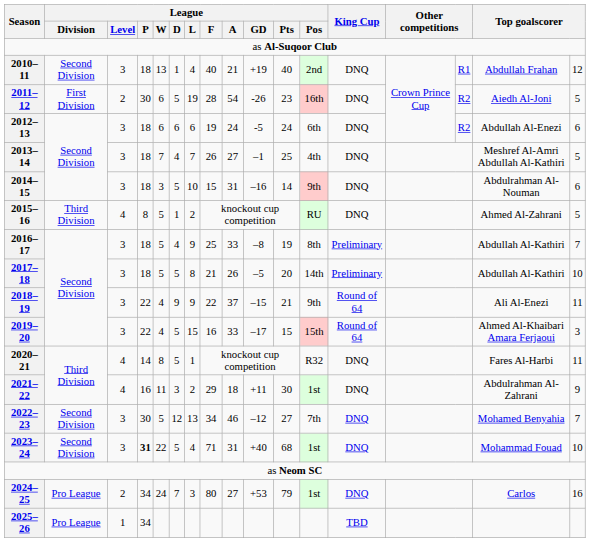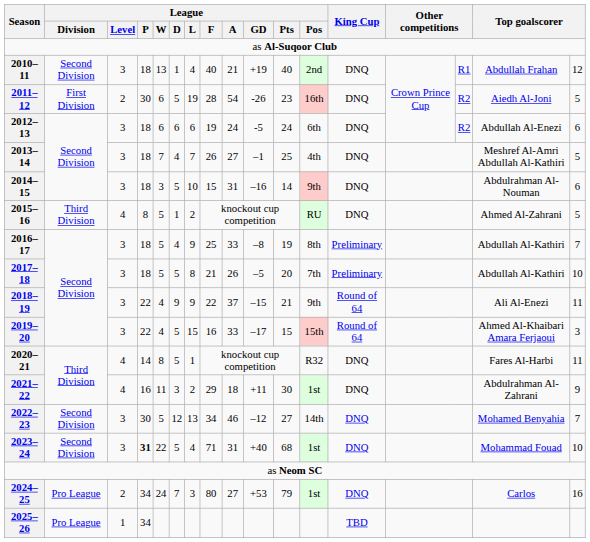(314, 273) 14th -> (314, 273) 7th
(314, 418) 7th -> (314, 418) 14th
